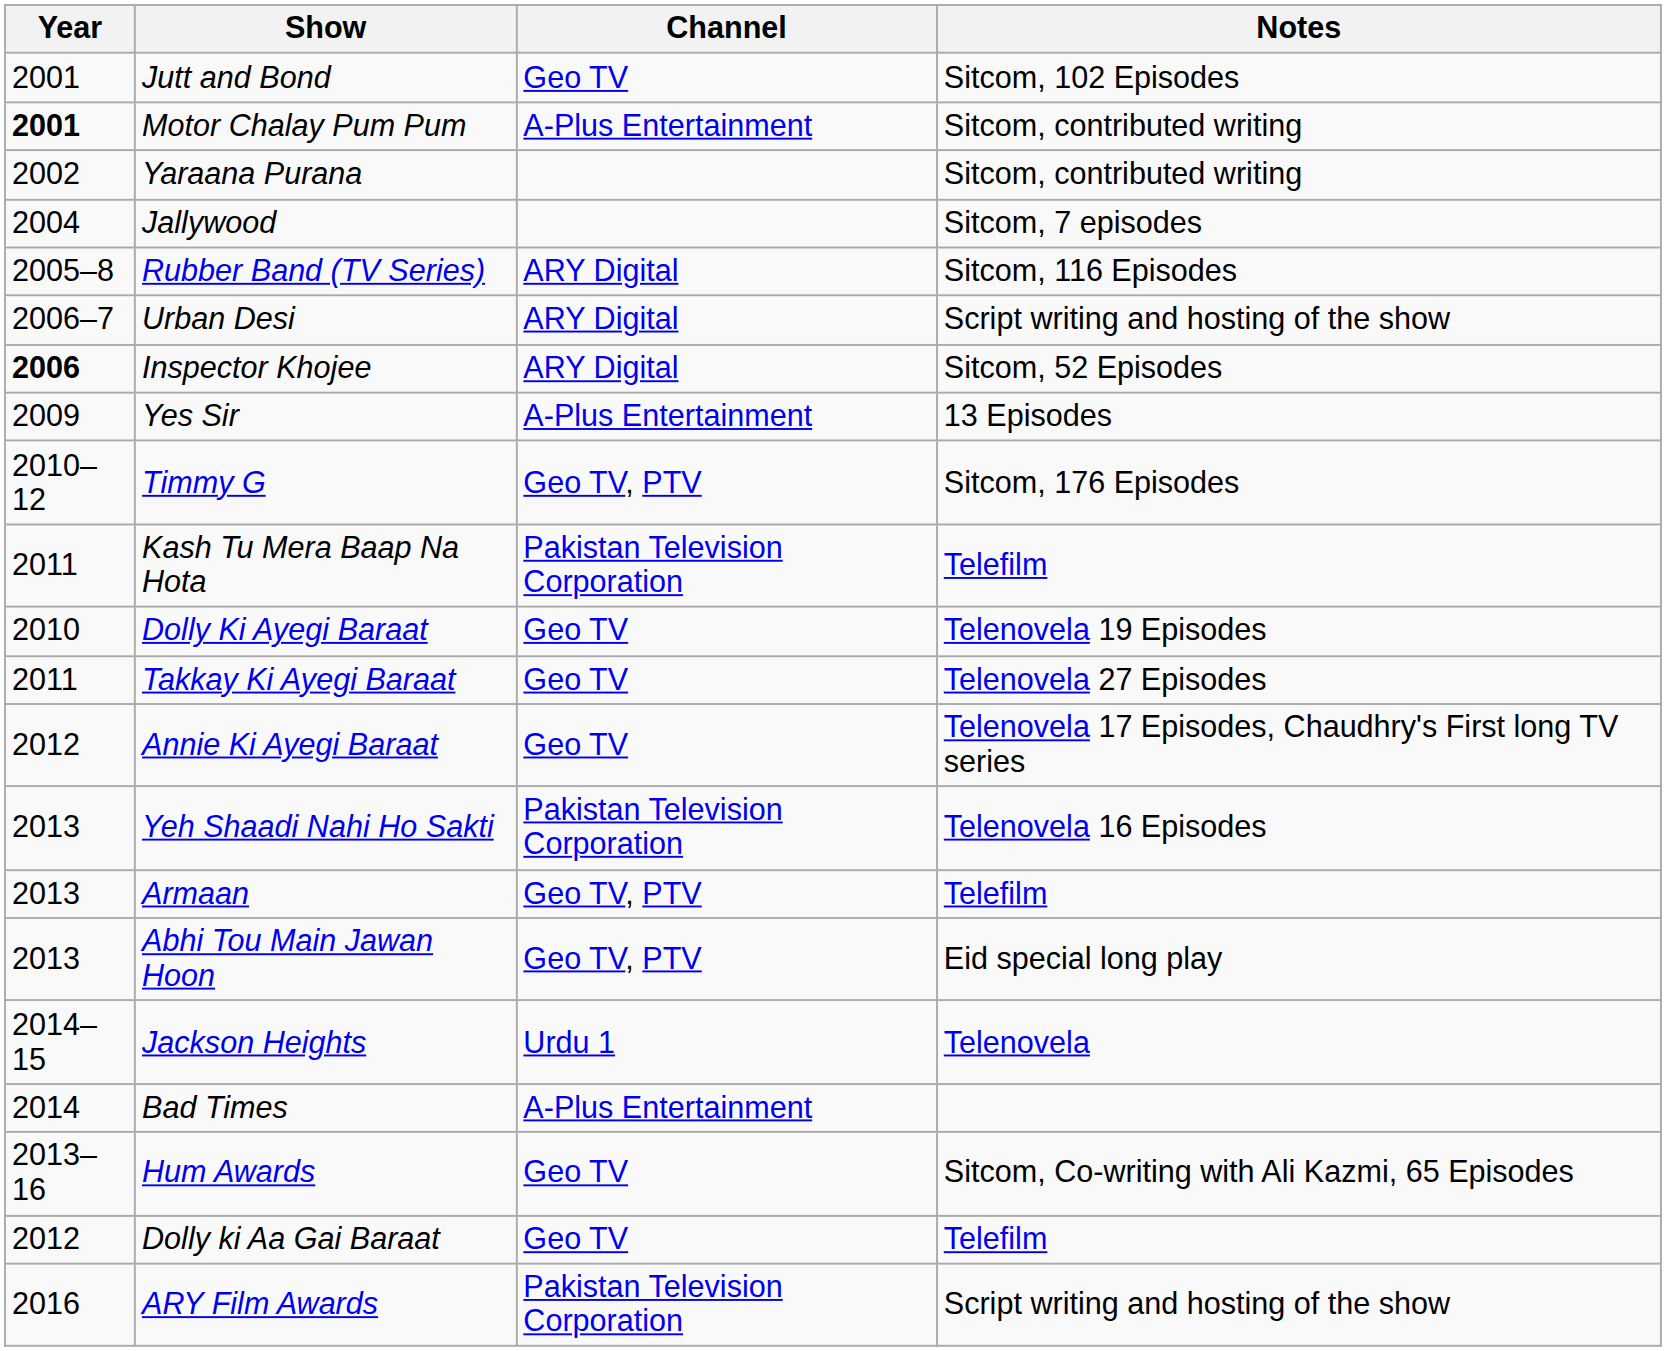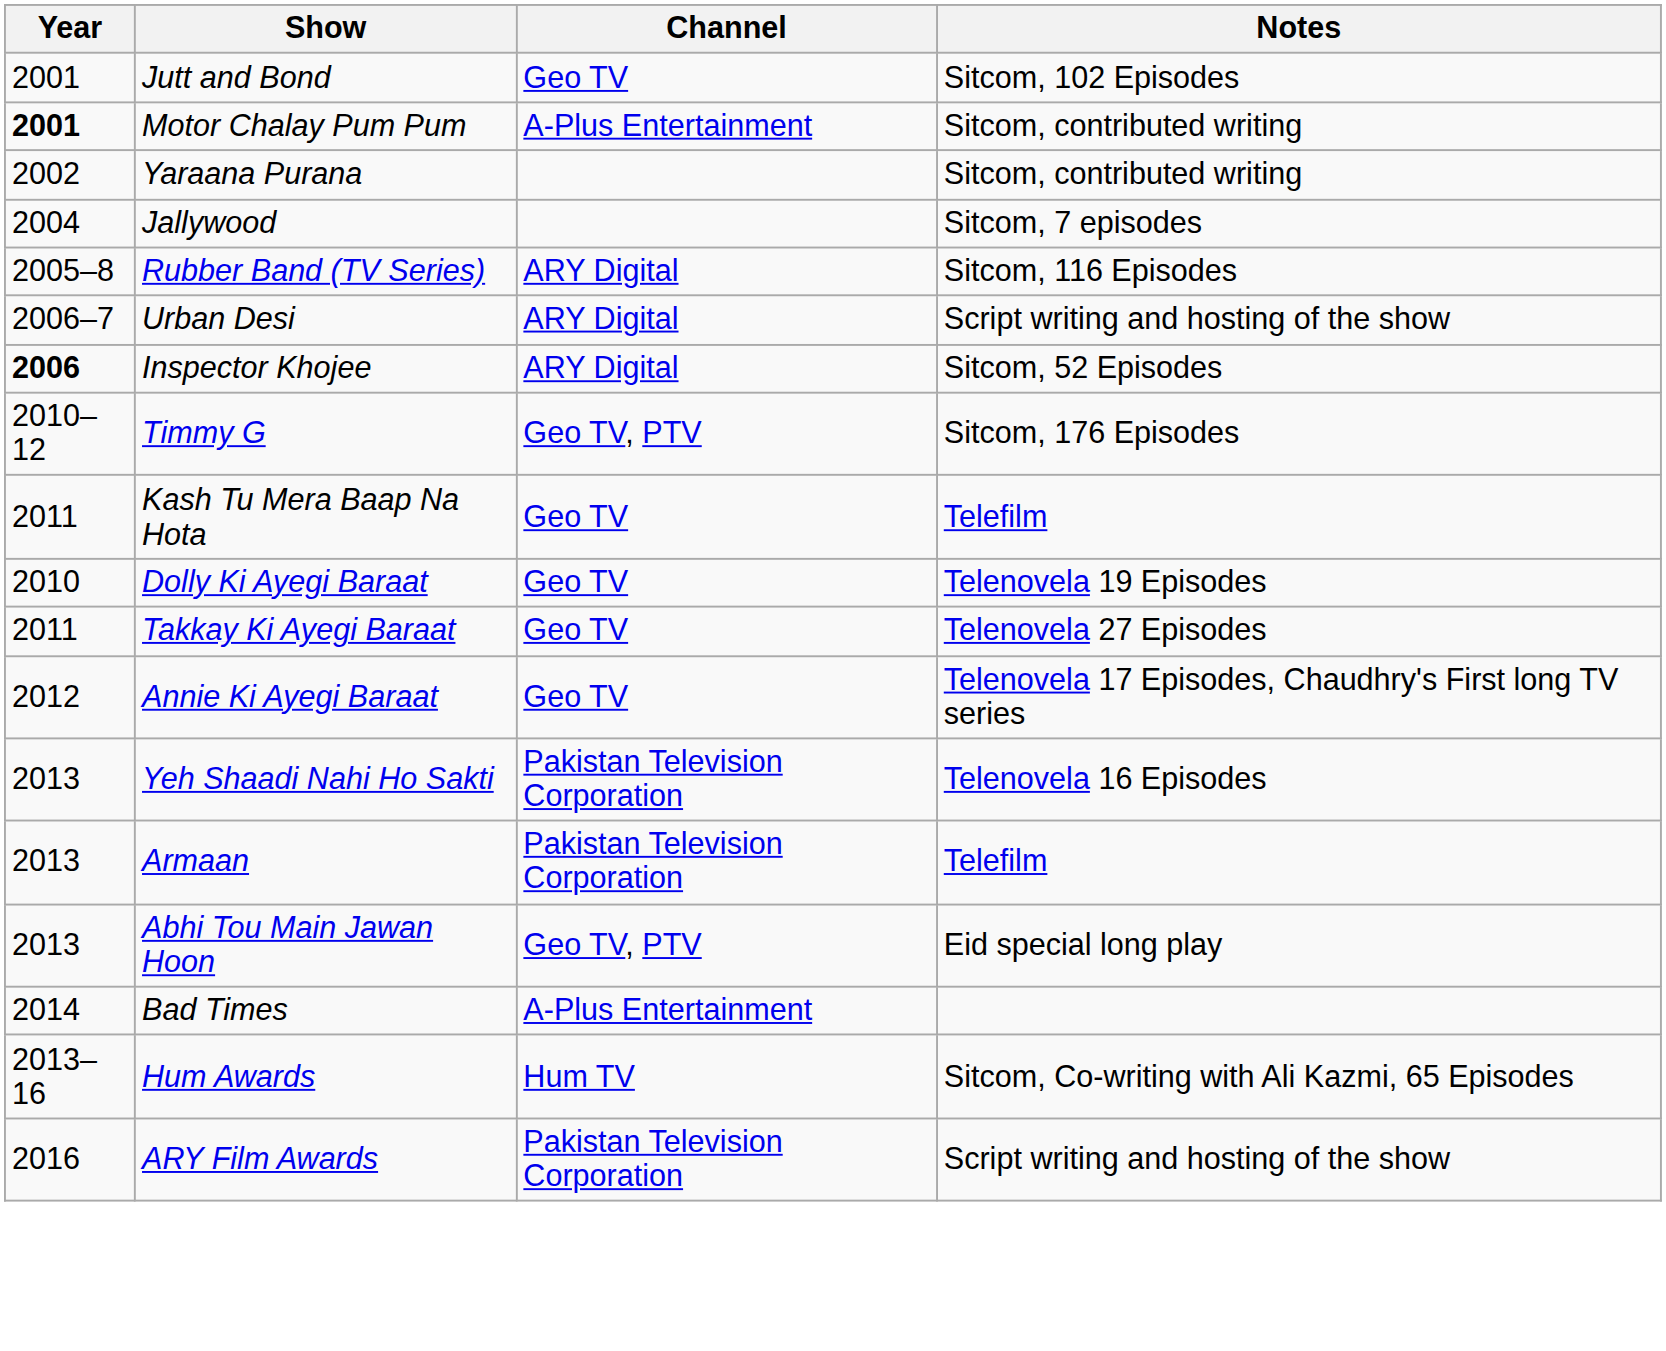- row: (190, 416)
(653, 564) Pakistan Television Corporation -> (576, 516) Geo TV
(613, 893) Geo TV, PTV -> (653, 861) Pakistan Television Corporation
- row: (254, 1041)
(576, 1173) Geo TV -> (579, 1076) Hum TV
- row: (291, 1238)
